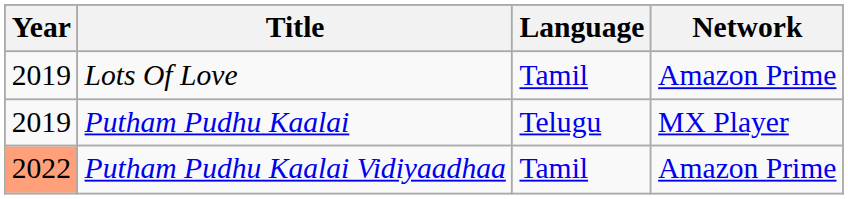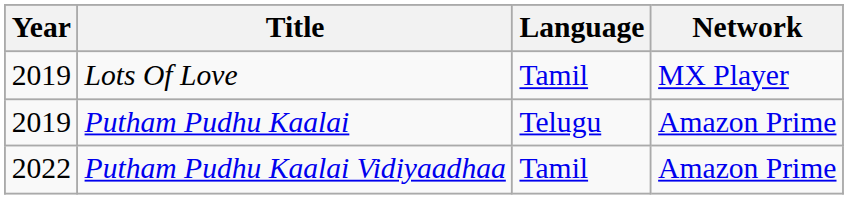(747, 74) Amazon Prime -> (723, 74) MX Player
(723, 121) MX Player -> (747, 121) Amazon Prime
(41, 168) lightsalmon background -> (41, 168) no background
